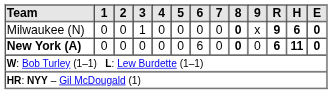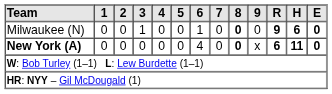(200, 29) 0 -> (200, 29) 1
(257, 29) x -> (257, 29) 0
(200, 46) 6 -> (200, 46) 4
(257, 46) 0 -> (257, 46) x
